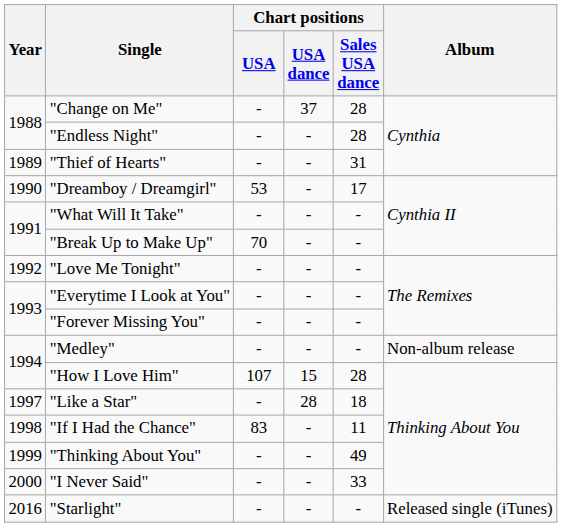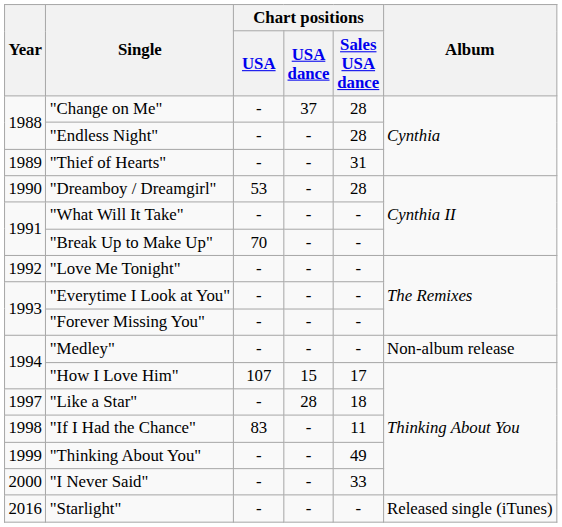(358, 188) 17 -> (358, 188) 28
(358, 375) 28 -> (358, 375) 17
